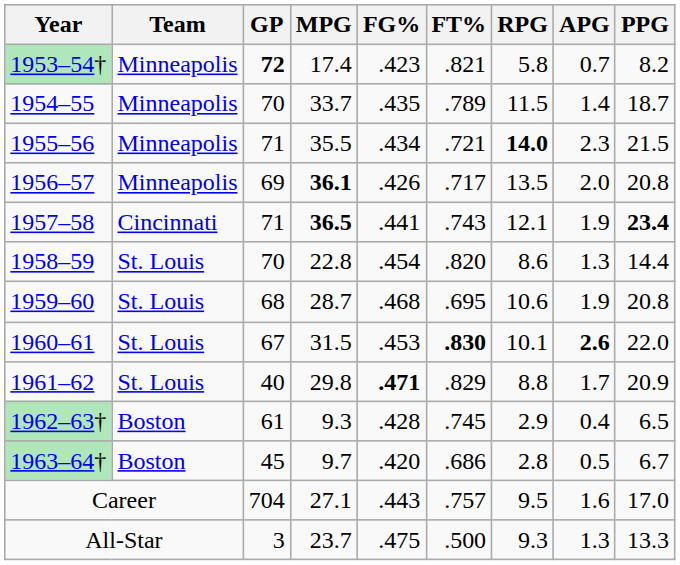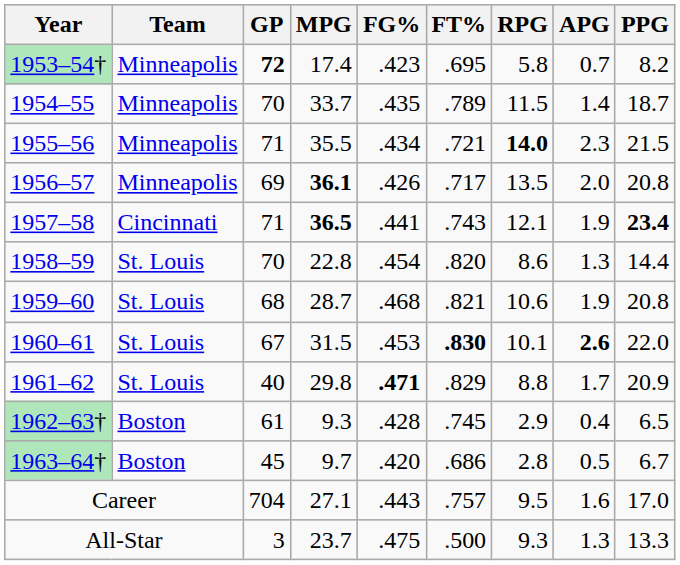(465, 64) .821 -> (465, 64) .695
(465, 301) .695 -> (465, 301) .821
